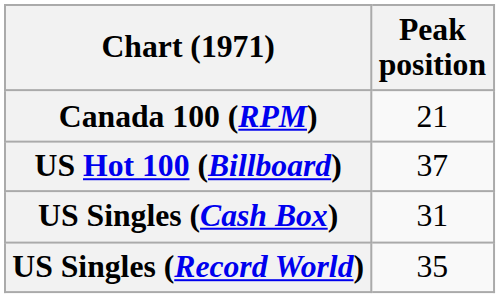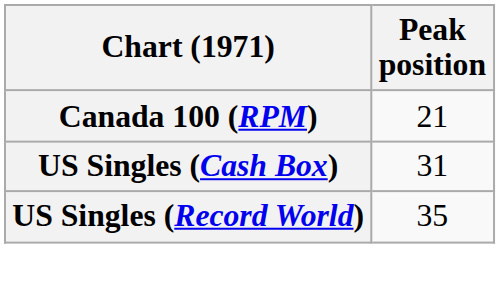- row: (188, 165)
